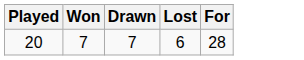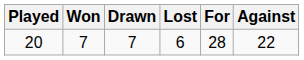+ column: (266, 17)
